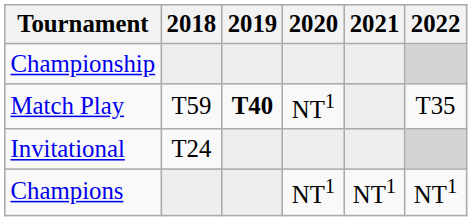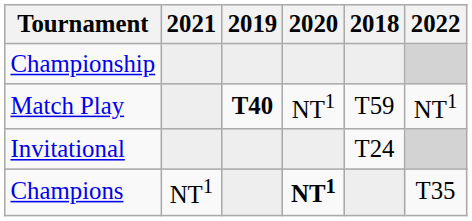columns swapped: (191, 24) <-> (374, 24)
(436, 106) T35 -> (436, 106) NT1
(313, 191) normal -> (313, 191) bold
(436, 191) NT1 -> (436, 191) T35
